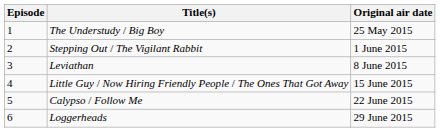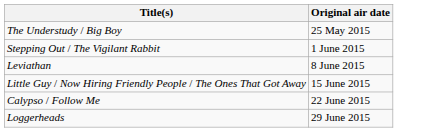- column: (26, 13)
